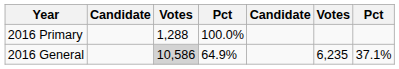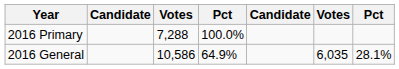(172, 34) 1,288 -> (172, 34) 7,288
(176, 54) lightgrey background -> (176, 54) no background
(332, 54) 6,235 -> (332, 54) 6,035
(374, 54) 37.1% -> (374, 54) 28.1%
